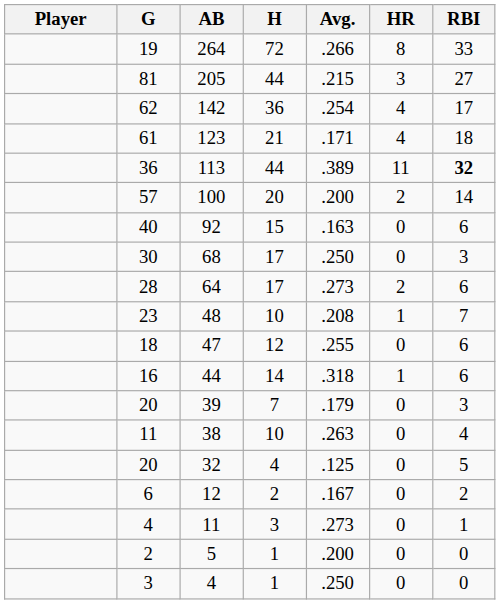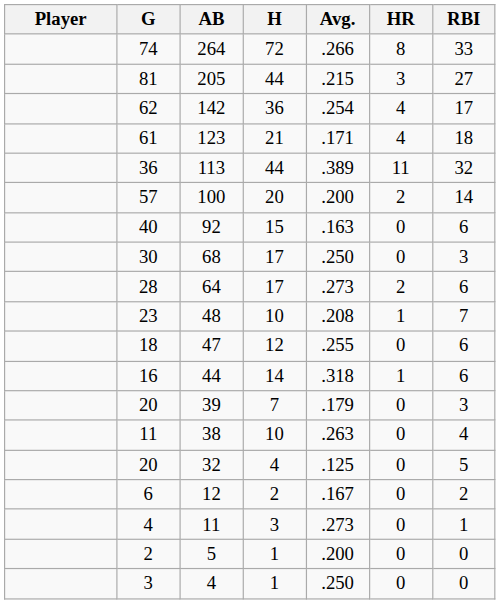(148, 49) 19 -> (148, 49) 74
(464, 167) bold -> (464, 167) normal
